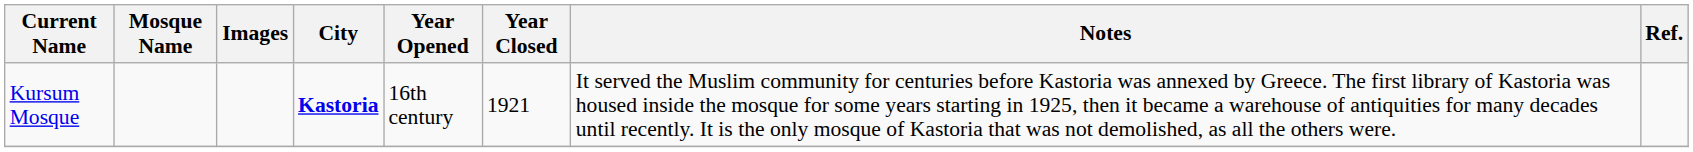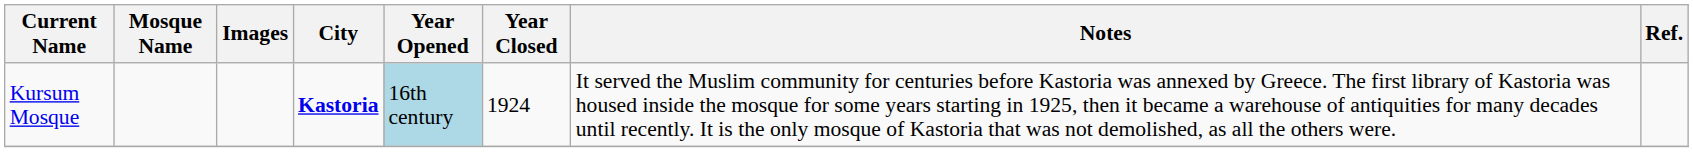(421, 104) no background -> (421, 104) lightblue background
(509, 104) 1921 -> (509, 104) 1924
